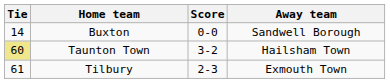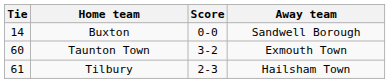(17, 51) khaki background -> (17, 51) no background
(306, 51) Hailsham Town -> (306, 51) Exmouth Town
(306, 69) Exmouth Town -> (306, 69) Hailsham Town
